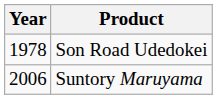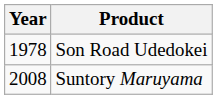(28, 79) 2006 -> (28, 79) 2008
